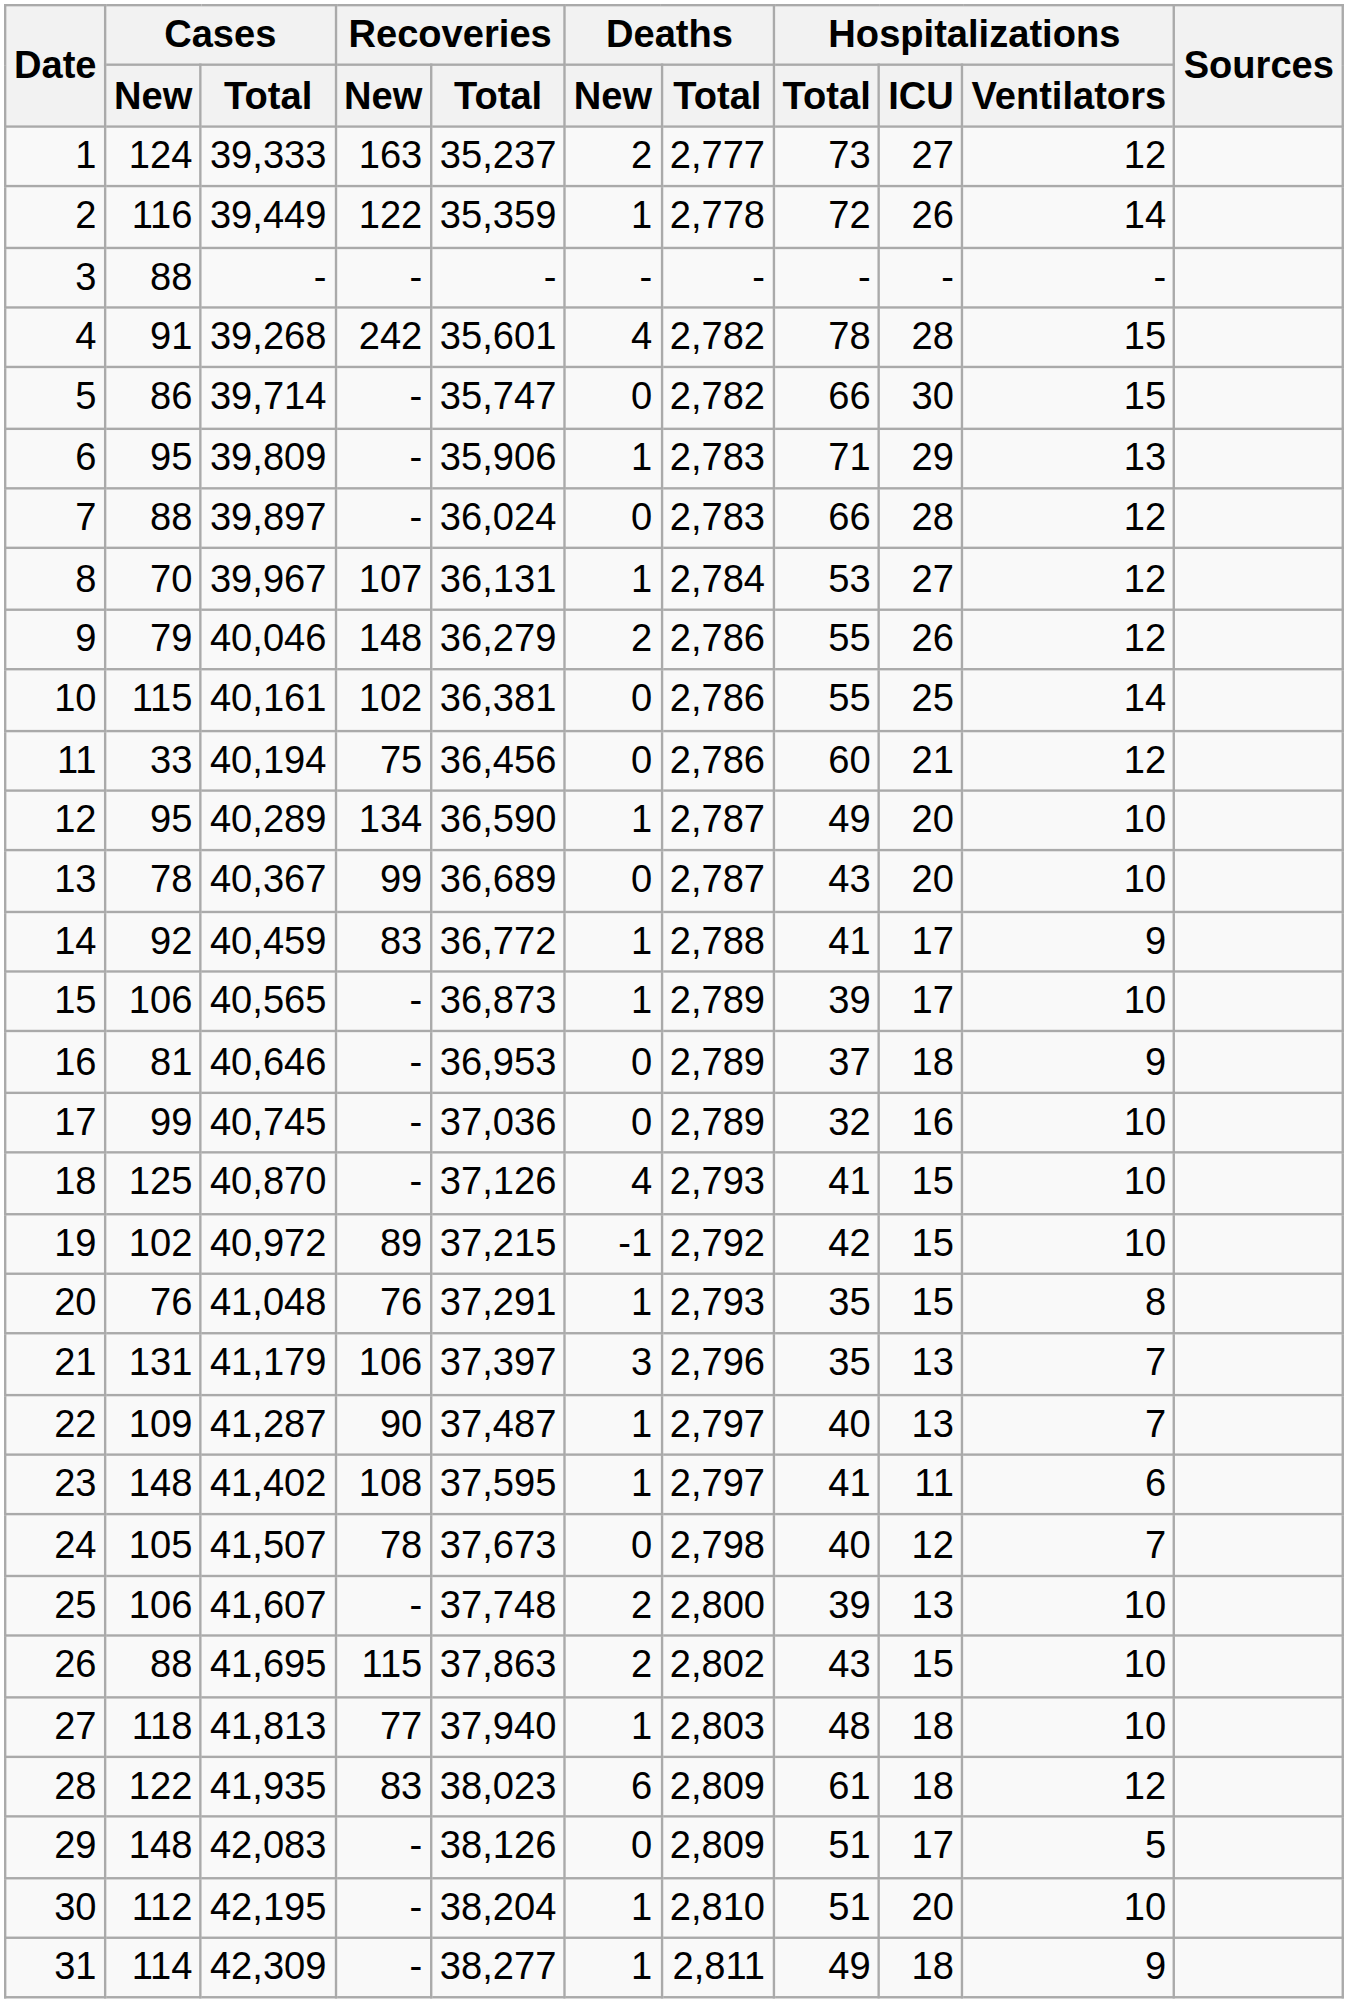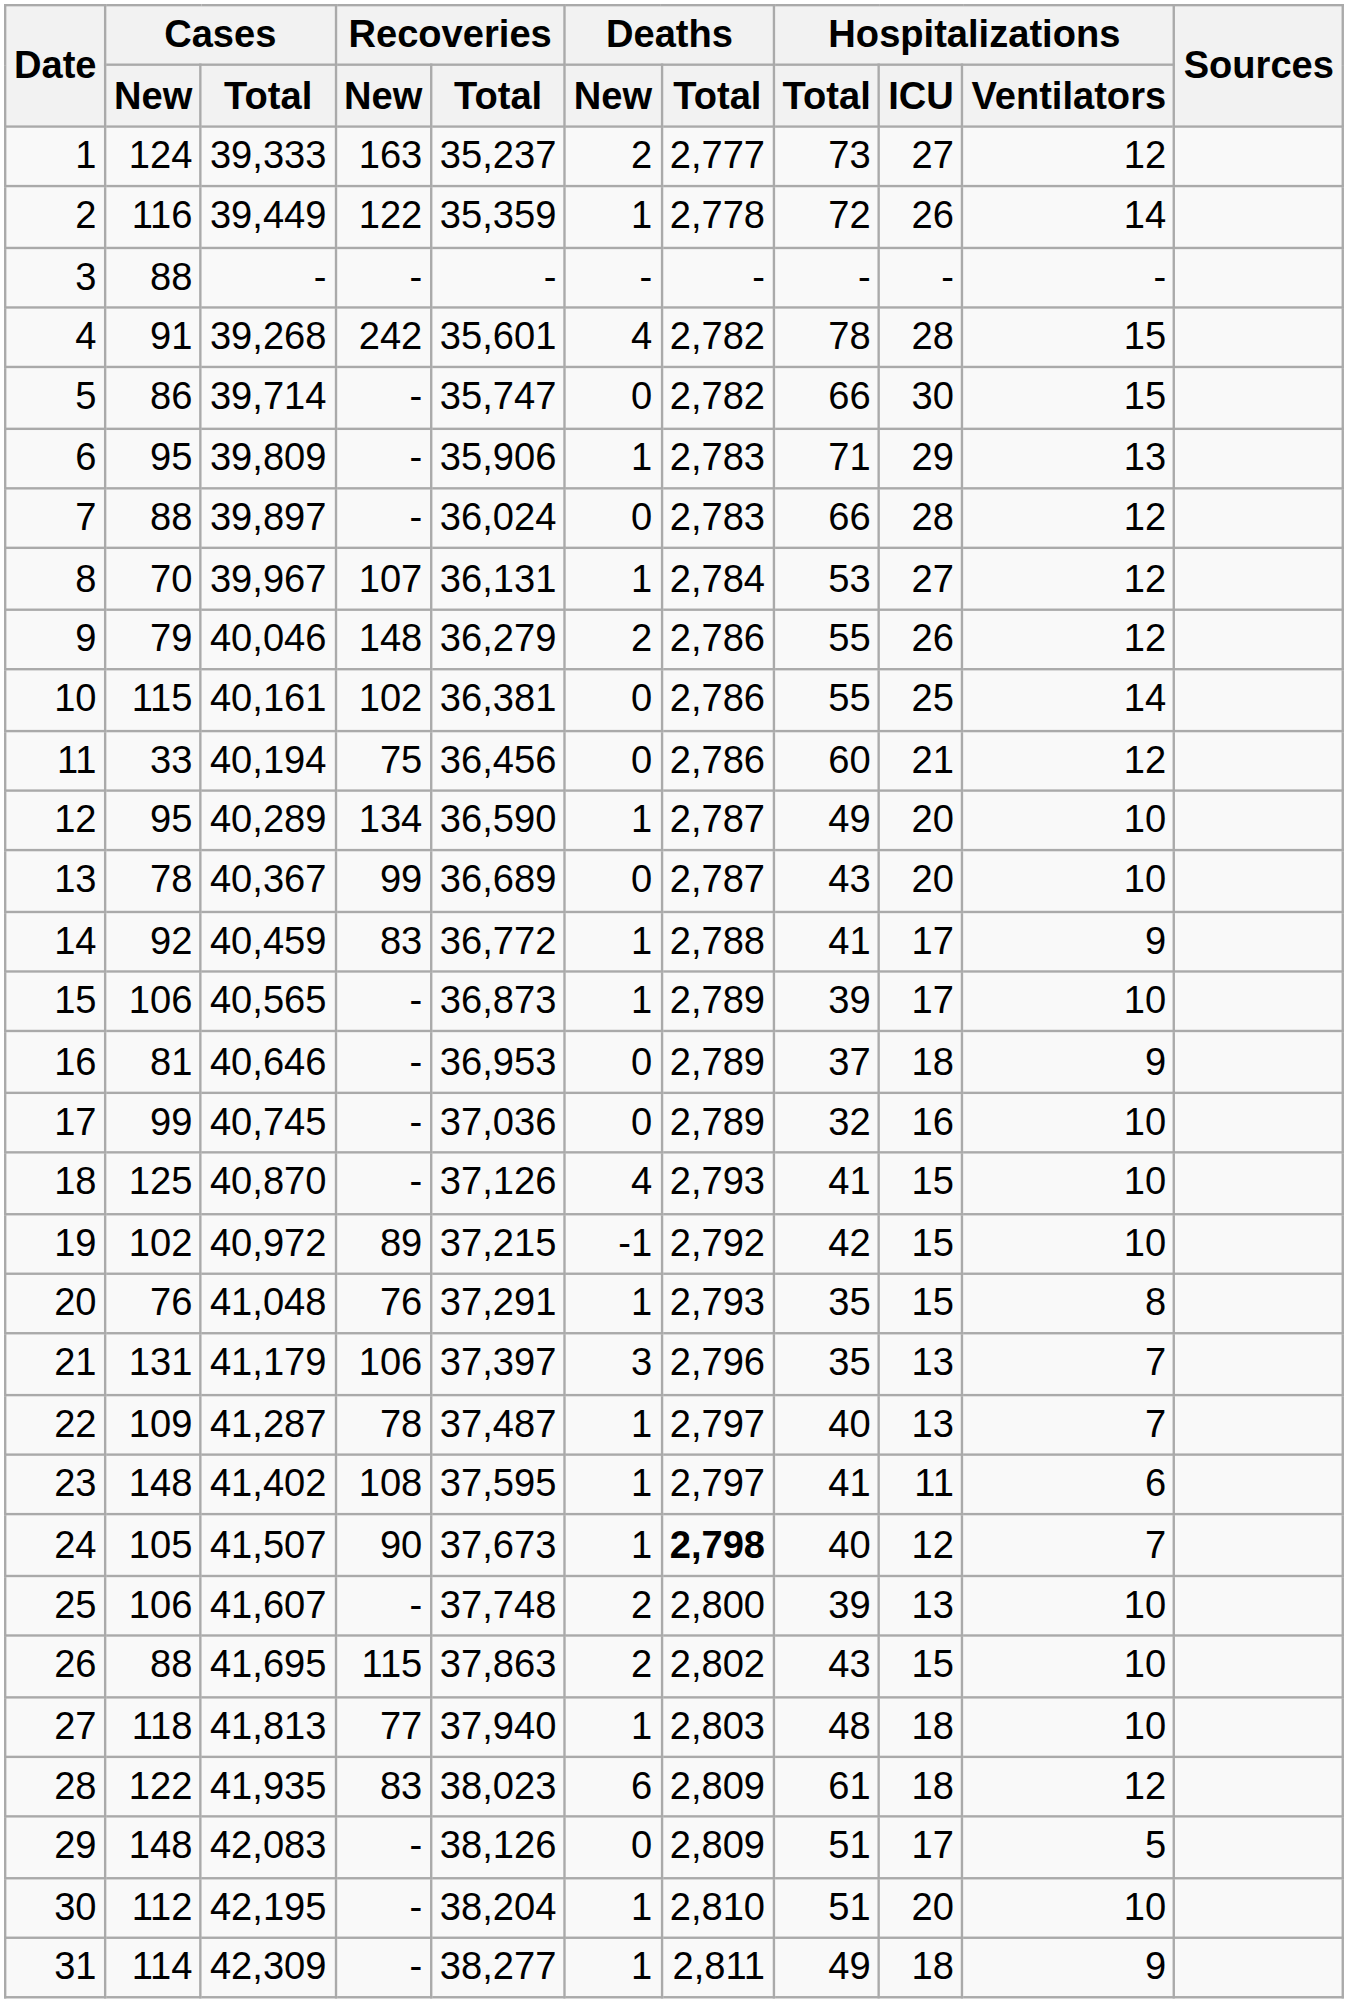(401, 1423) 90 -> (401, 1423) 78
(401, 1544) 78 -> (401, 1544) 90
(642, 1544) 0 -> (642, 1544) 1
(717, 1544) normal -> (717, 1544) bold
